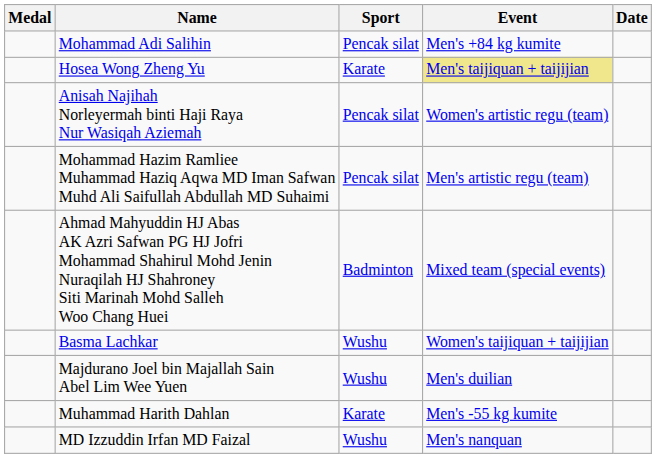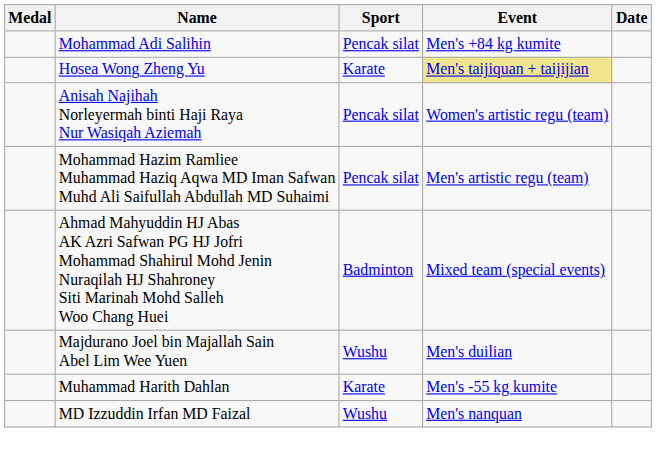- row: (108, 343)
